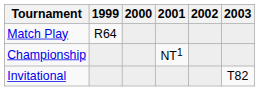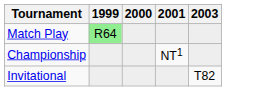- column: (205, 14)
(105, 33) no background -> (105, 33) lightgreen background
